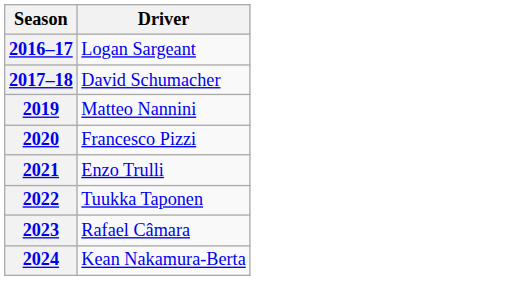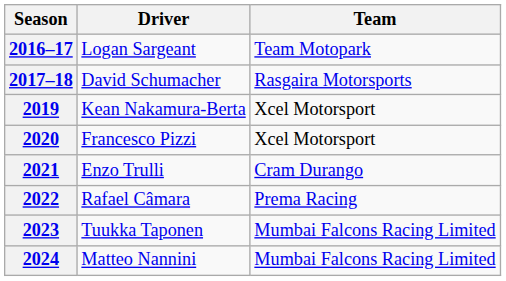+ column: (375, 19)
(139, 109) Matteo Nannini -> (164, 109) Kean Nakamura-Berta
(142, 199) Tuukka Taponen -> (136, 199) Rafael Câmara
(136, 229) Rafael Câmara -> (142, 229) Tuukka Taponen
(164, 259) Kean Nakamura-Berta -> (139, 259) Matteo Nannini
